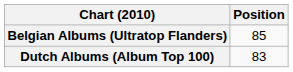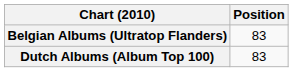(259, 35) 85 -> (259, 35) 83
